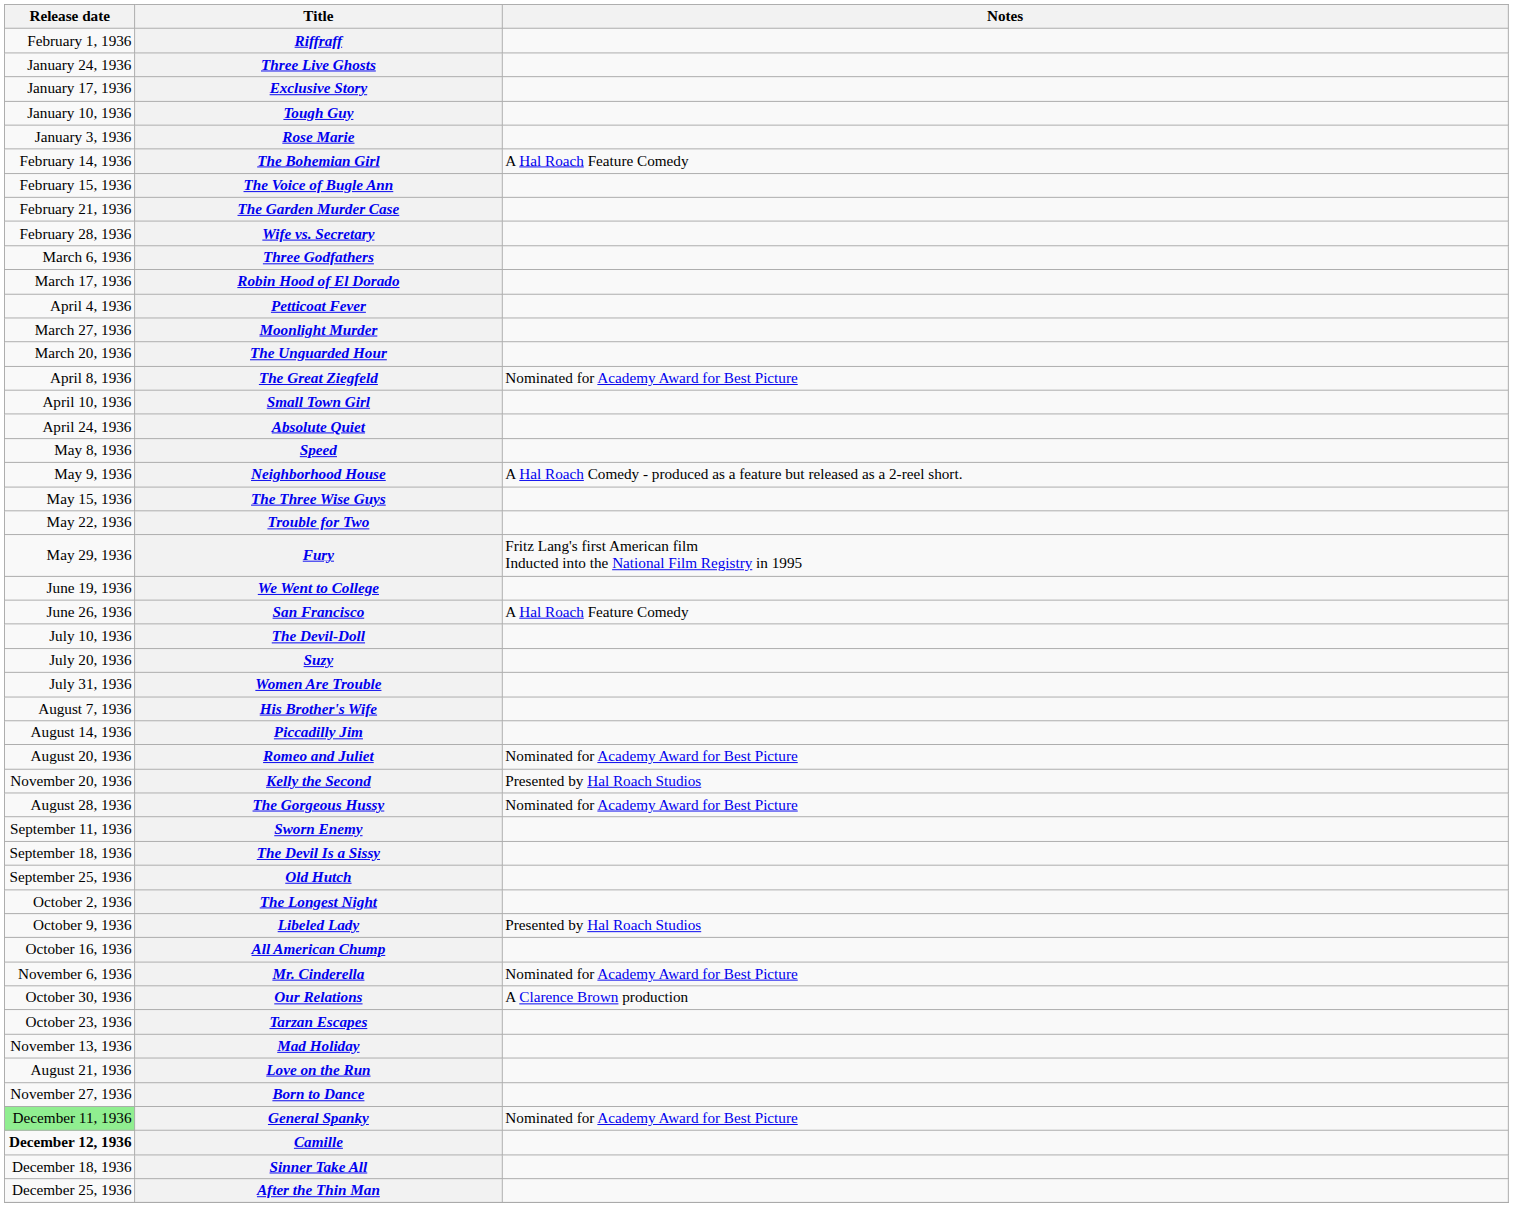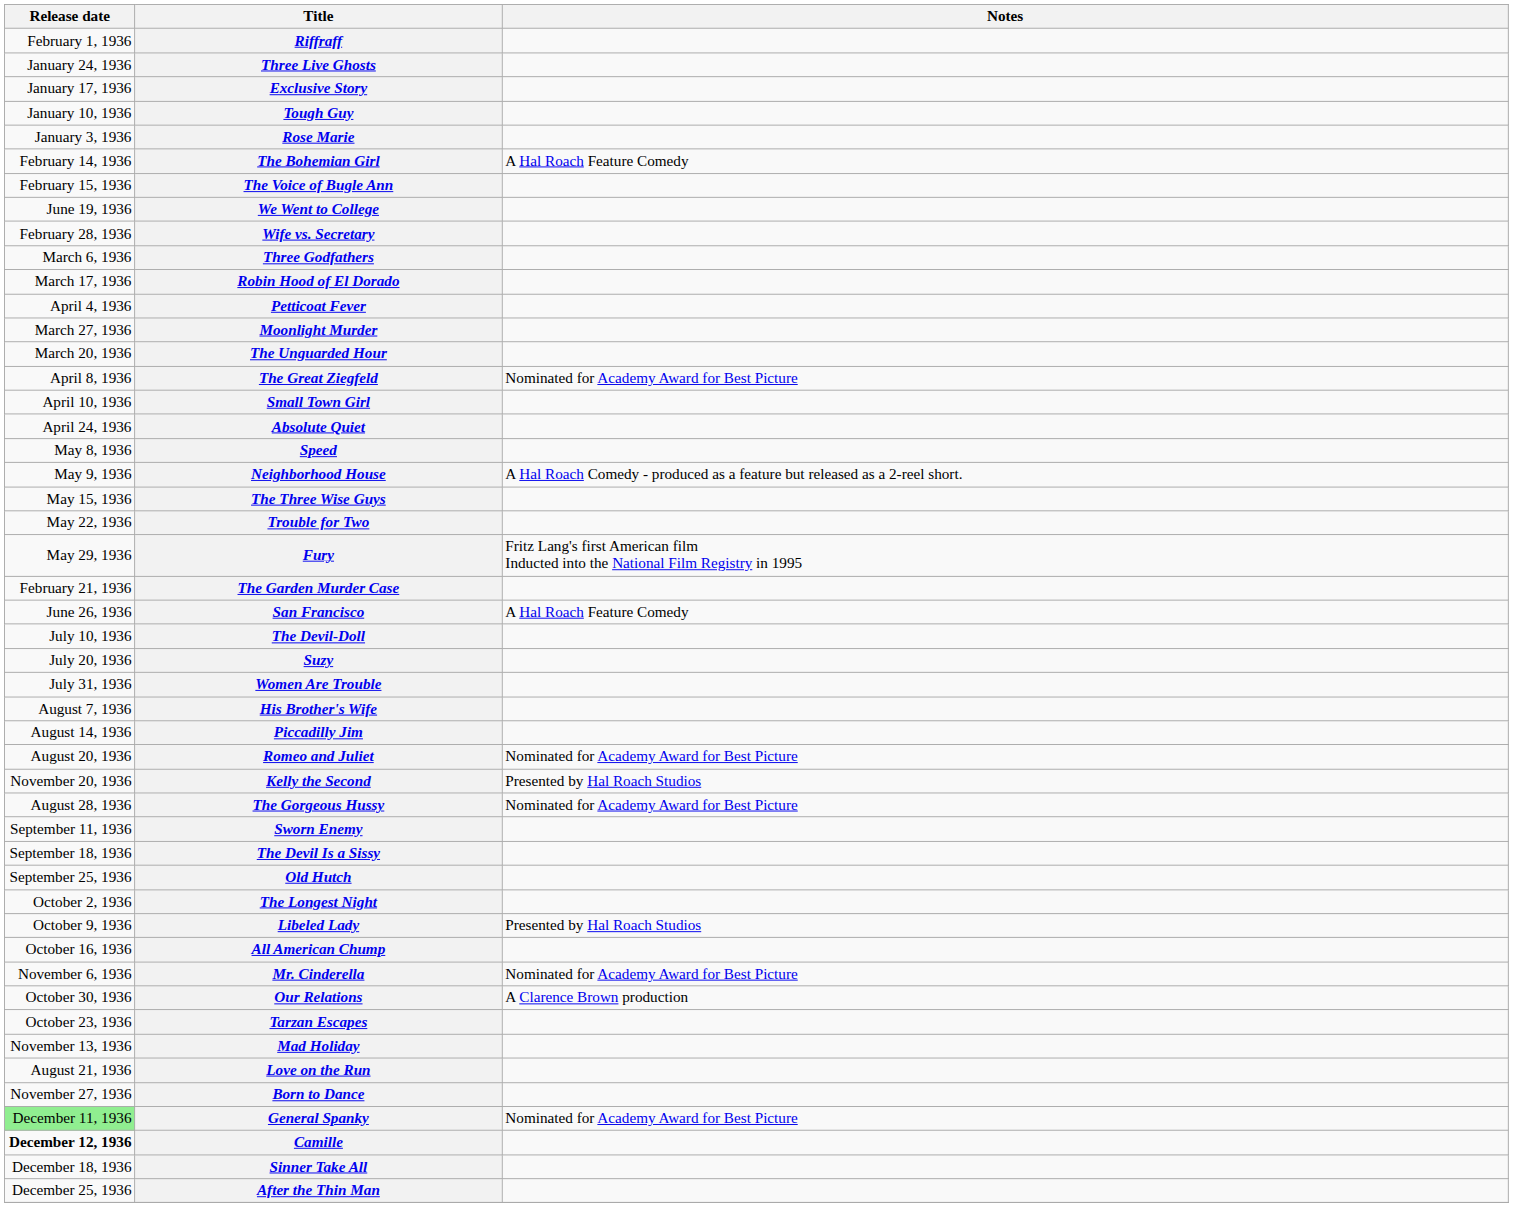rows swapped: (318, 209) <-> (318, 588)
